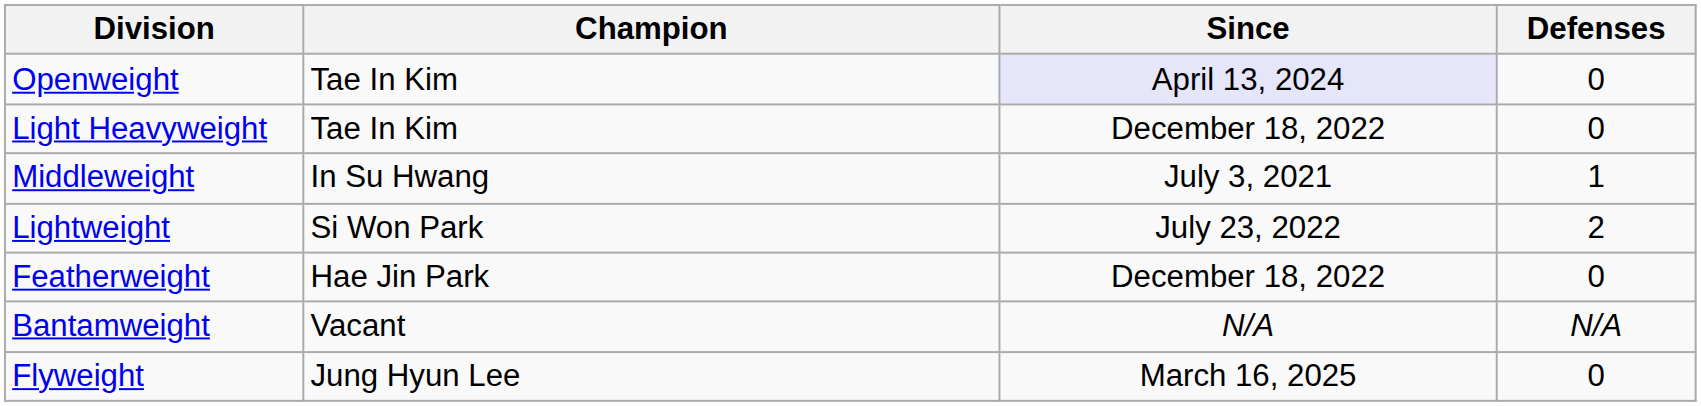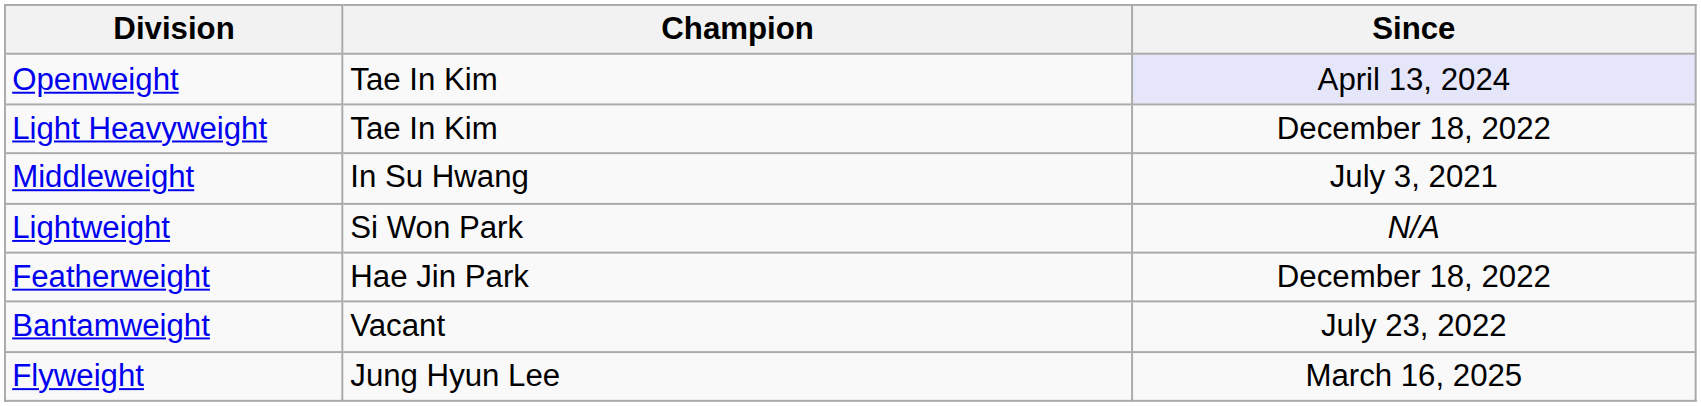- column: (1596, 29)
(1248, 227) July 23, 2022 -> (1414, 227) N/A
(1248, 326) N/A -> (1414, 326) July 23, 2022
